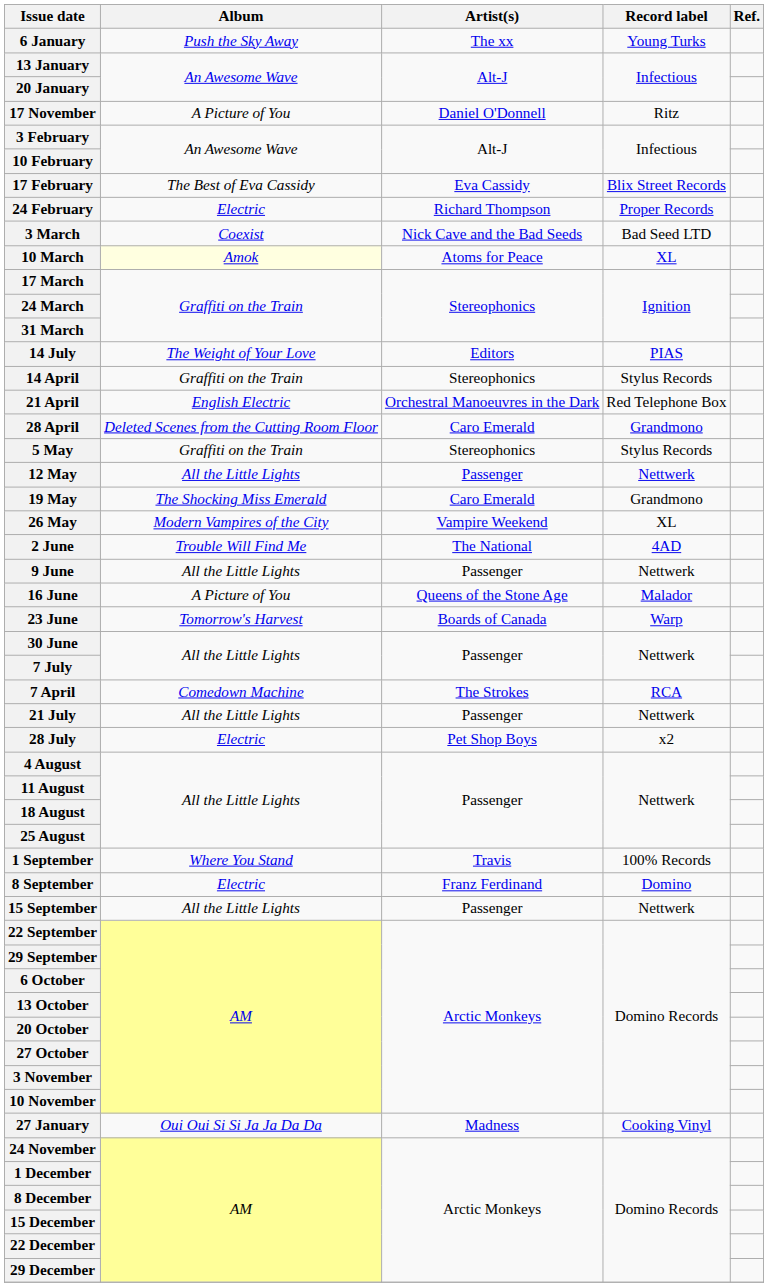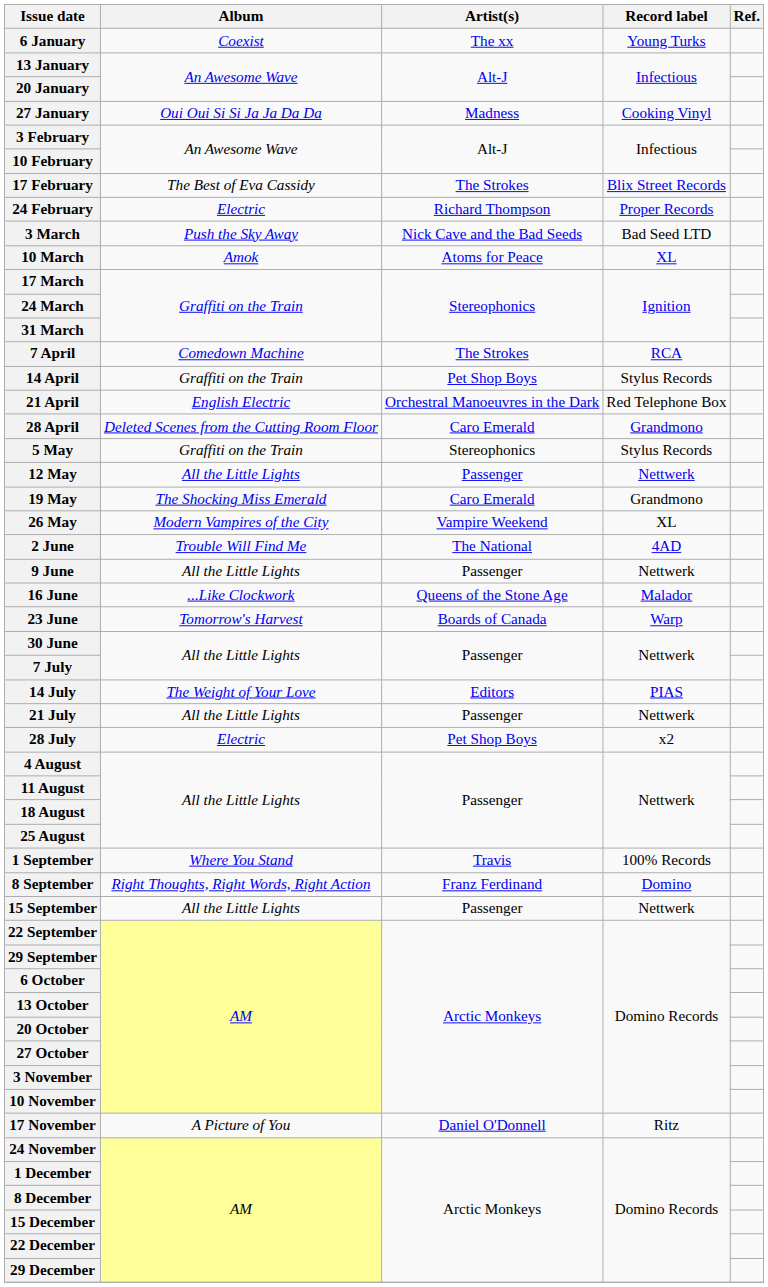(241, 40) Push the Sky Away -> (241, 40) Coexist
rows swapped: (53, 1125) <-> (53, 112)
(492, 185) Eva Cassidy -> (492, 185) The Strokes
(241, 233) Coexist -> (241, 233) Push the Sky Away
(241, 257) lightyellow background -> (241, 257) no background
rows swapped: (53, 691) <-> (53, 354)
(492, 378) Stereophonics -> (492, 378) Pet Shop Boys
(241, 595) A Picture of You -> (241, 595) ...Like Clockwork
(241, 884) Electric -> (241, 884) Right Thoughts, Right Words, Right Action
